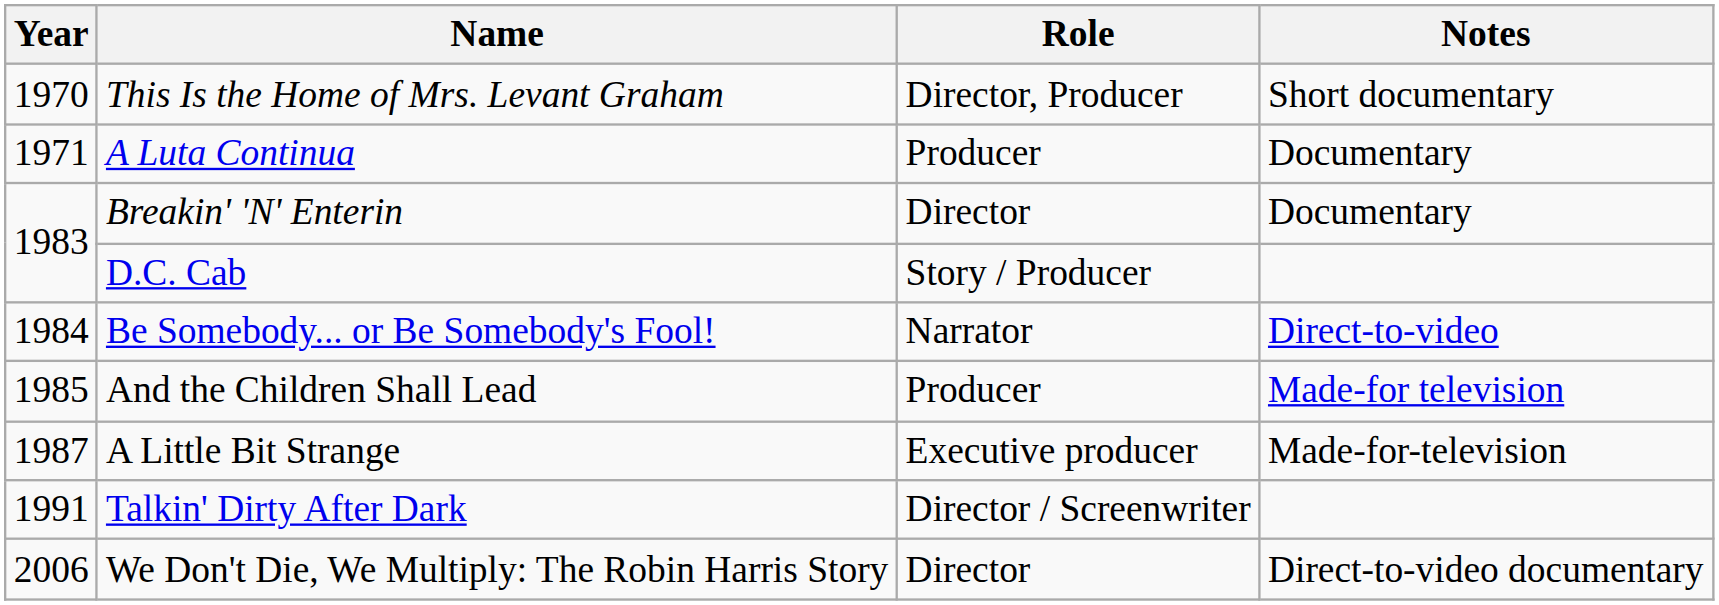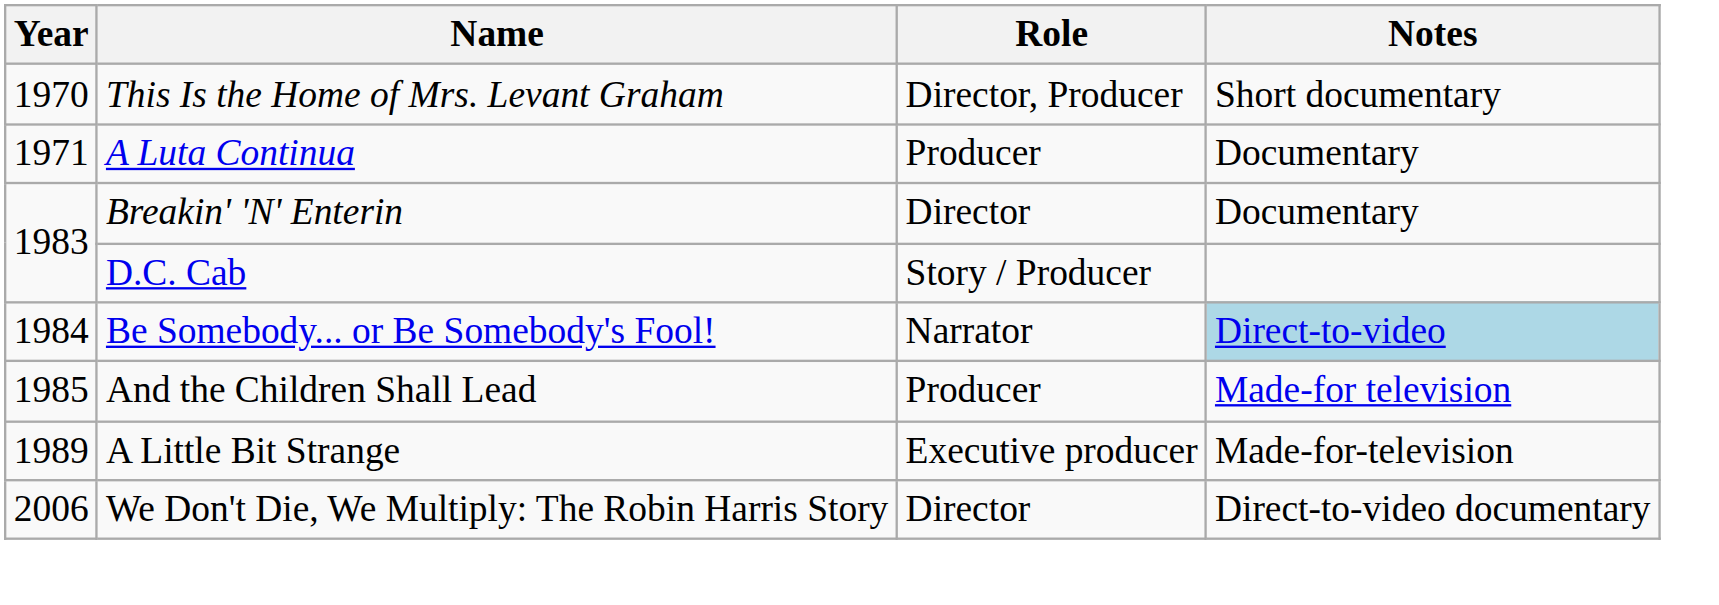(1383, 331) no background -> (1330, 331) lightblue background
(51, 449) 1987 -> (51, 449) 1989
- row: (286, 509)
